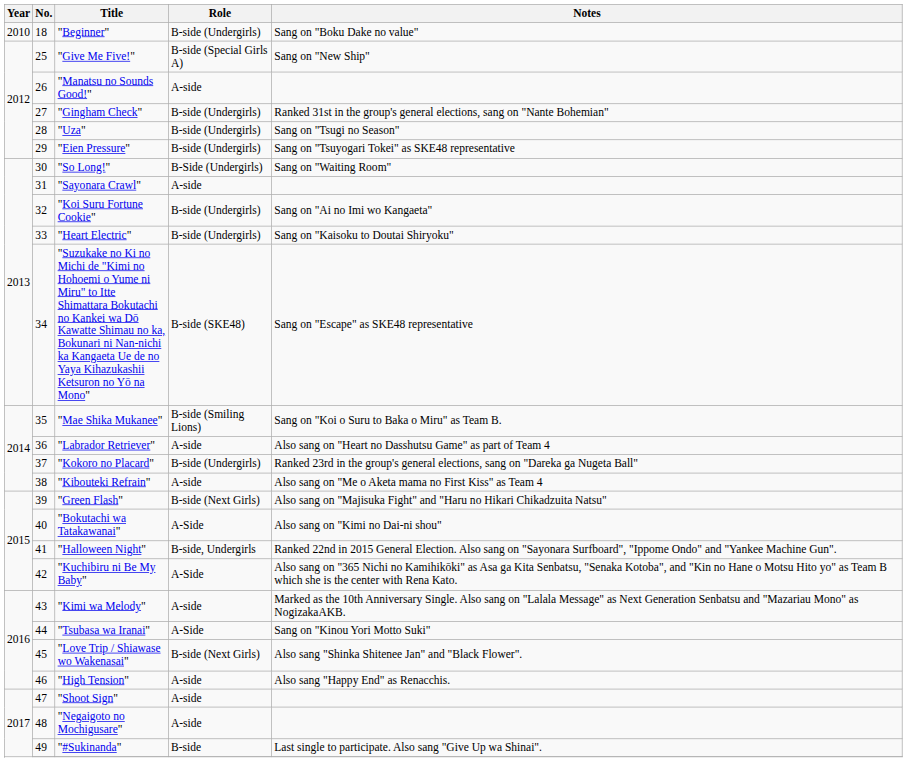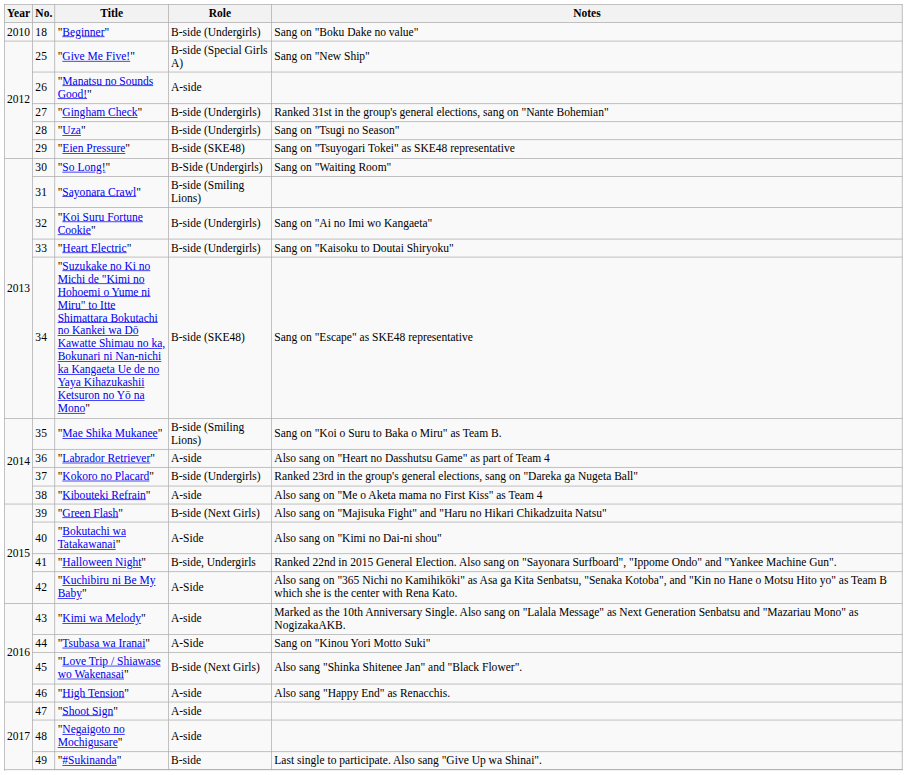(216, 149) B-side (Undergirls) -> (208, 149) B-side (SKE48)
(186, 185) A-side -> (208, 192) B-side (Smiling Lions)
